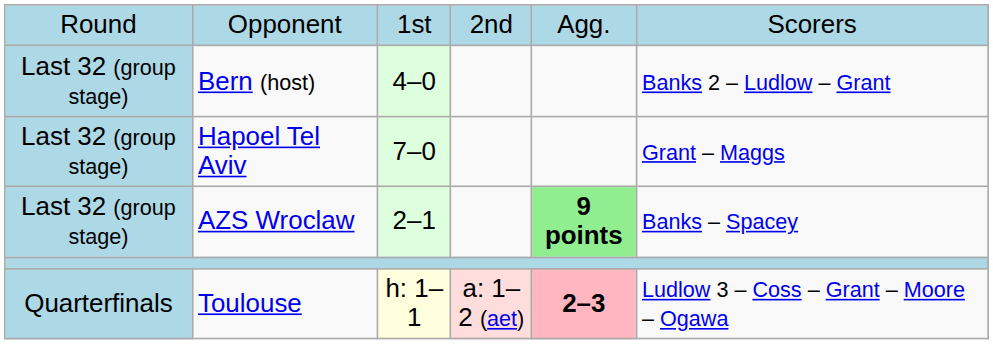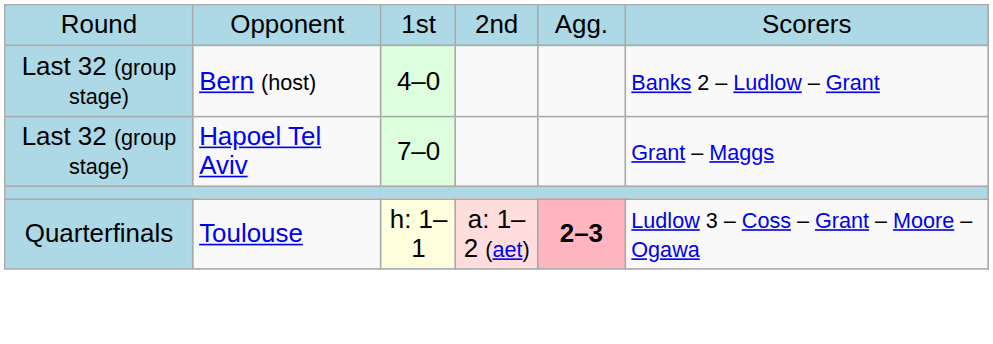- row: (276, 221)
